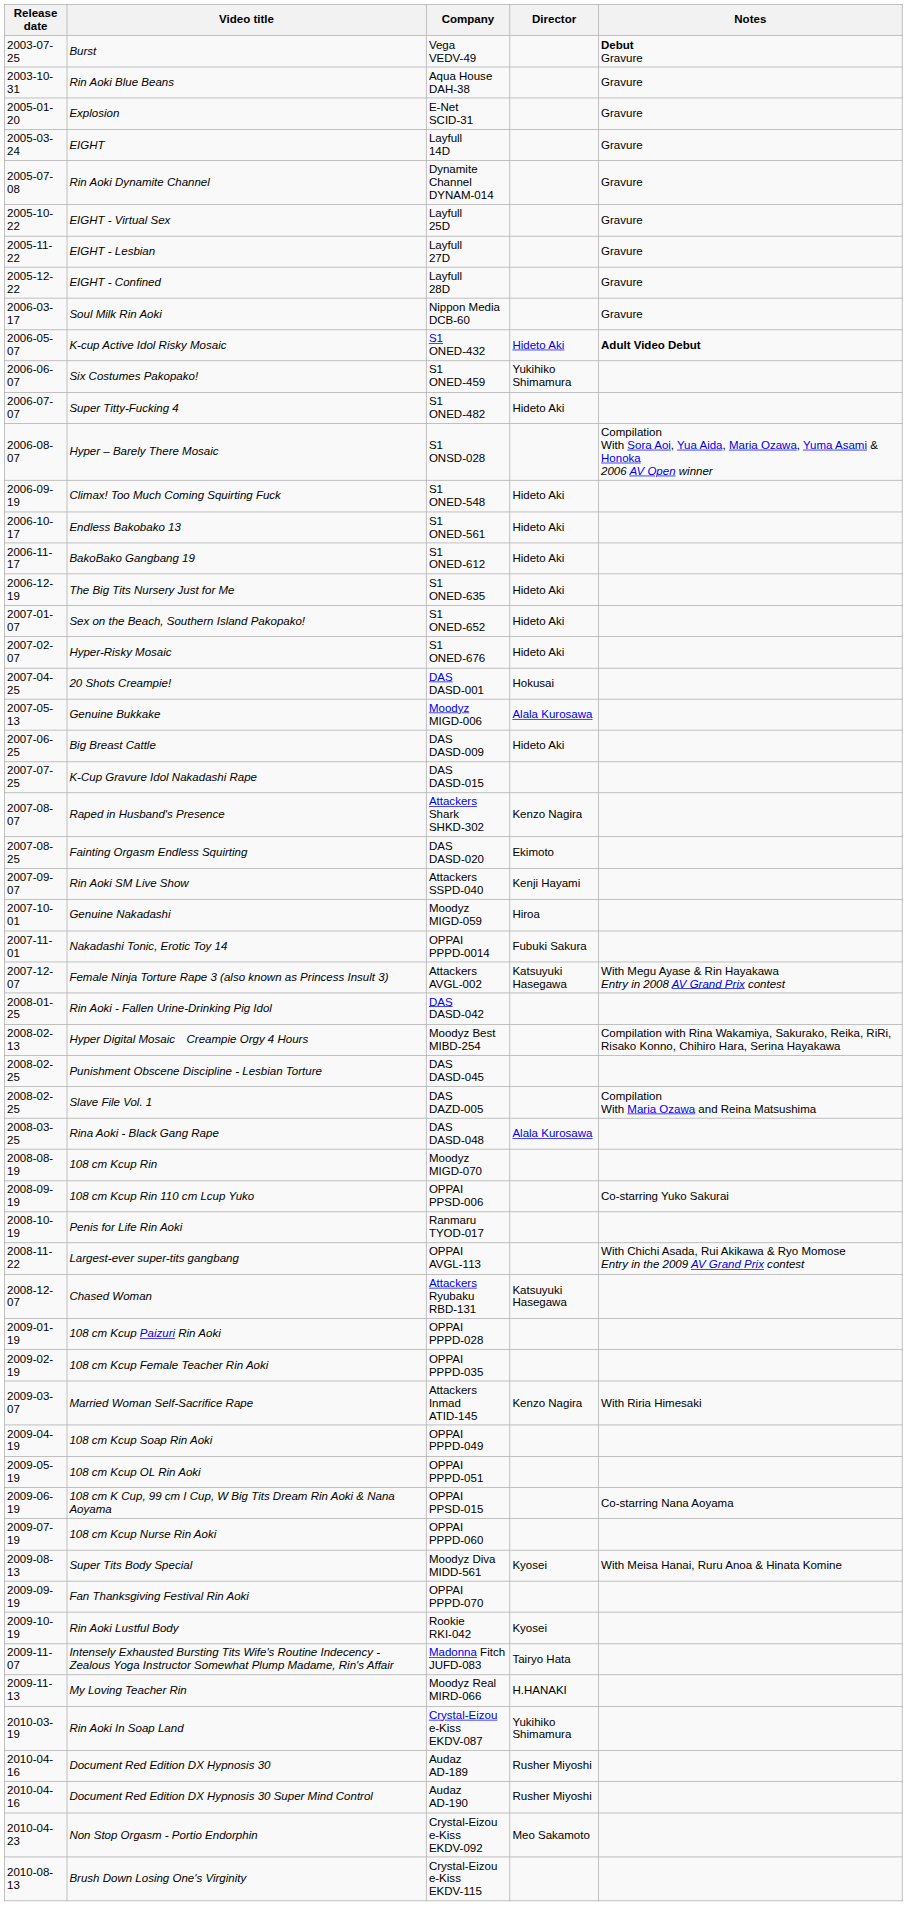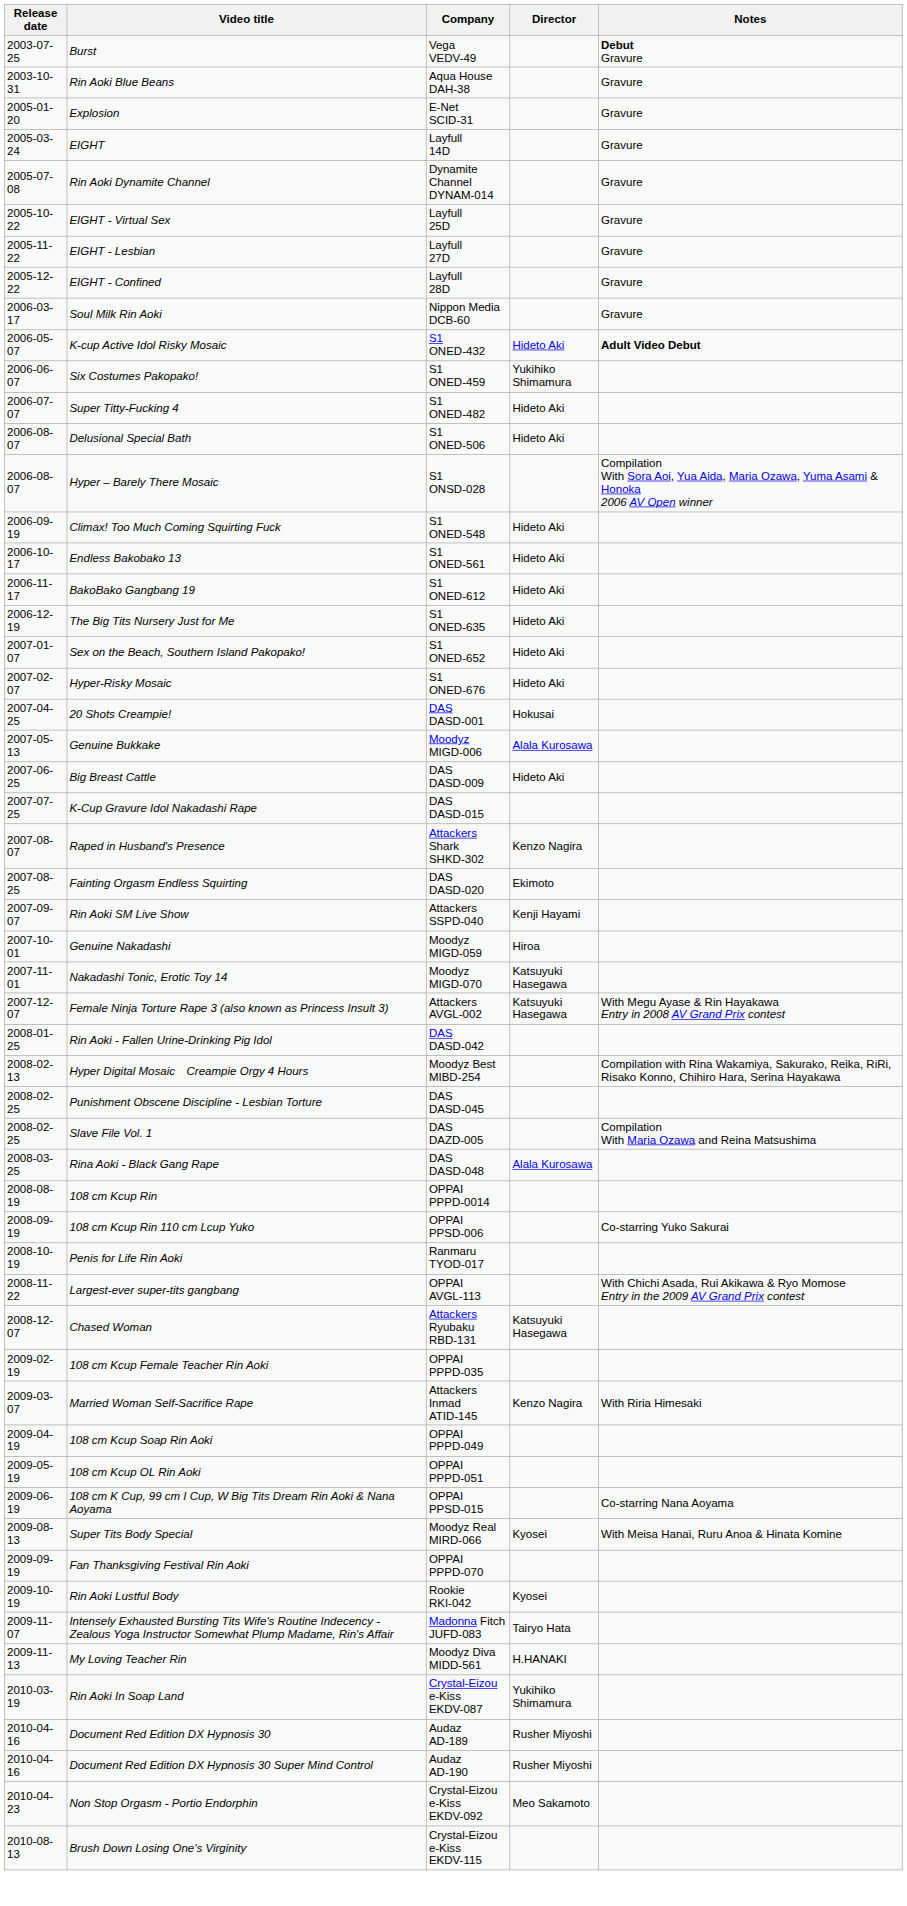+ row: (130, 439)
(459, 946) OPPAI PPPD-0014 -> (455, 977) Moodyz MIGD-070
(550, 946) Fubuki Sakura -> (540, 977) Katsuyuki Hasegawa
(455, 1165) Moodyz MIGD-070 -> (459, 1196) OPPAI PPPD-0014
- row: (145, 1334)
- row: (143, 1534)
(462, 1565) Moodyz Diva MIDD-561 -> (462, 1534) Moodyz Real MIRD-066
(462, 1690) Moodyz Real MIRD-066 -> (462, 1659) Moodyz Diva MIDD-561
